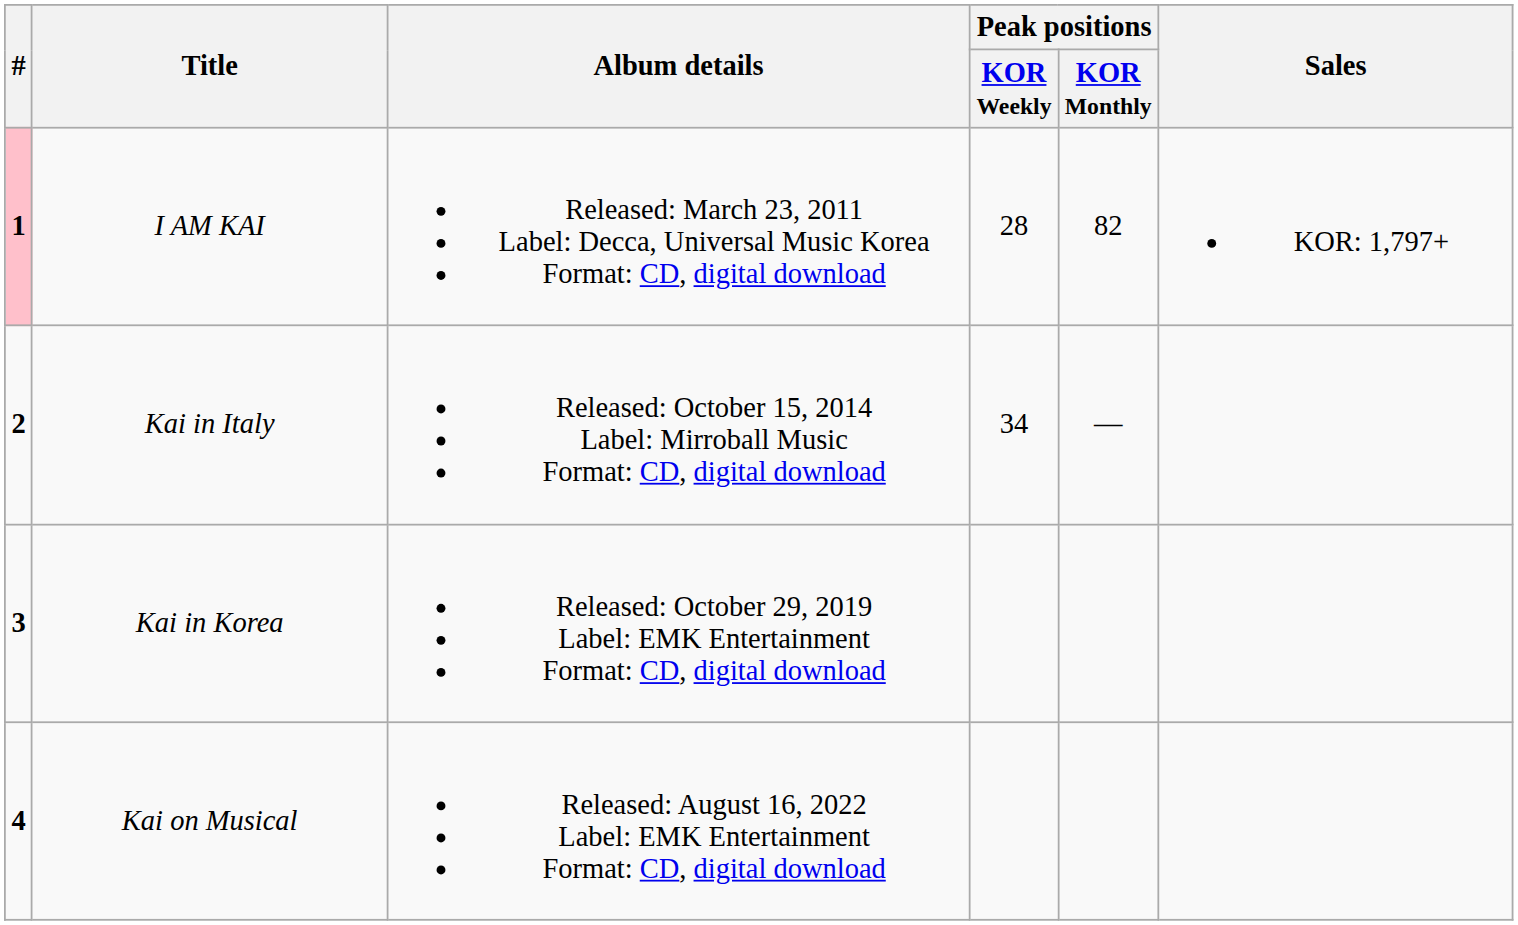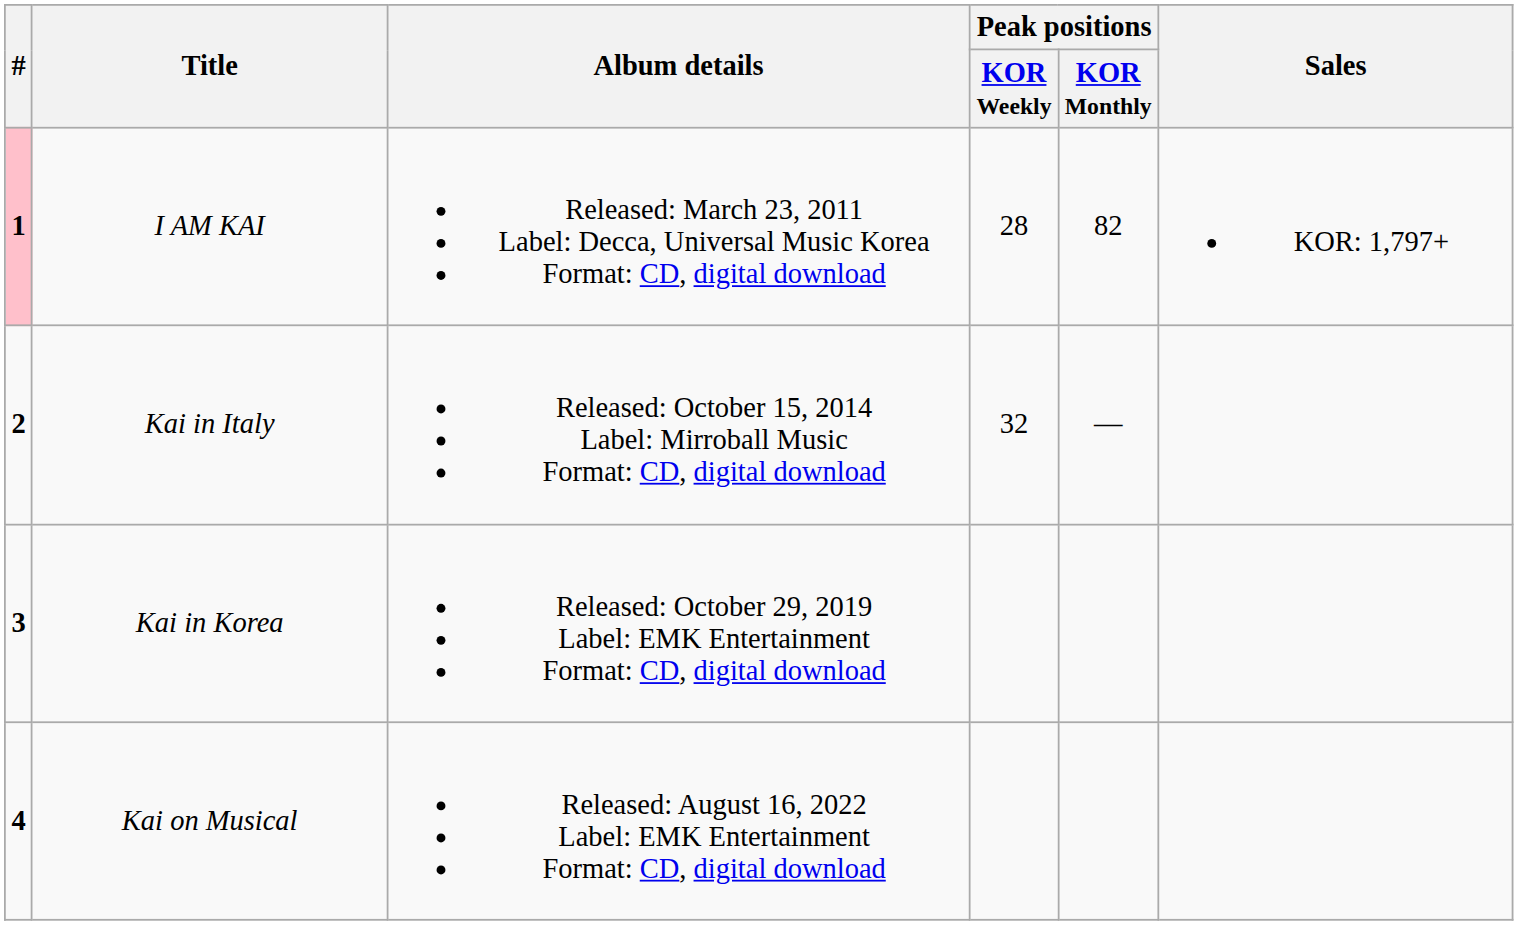(1014, 424) 34 -> (1014, 424) 32
